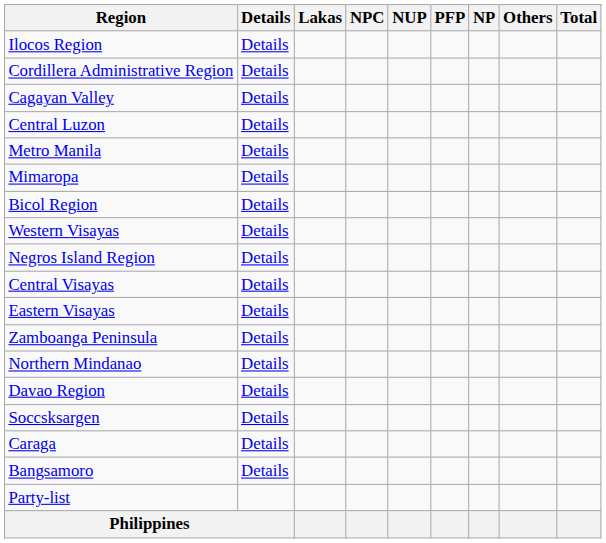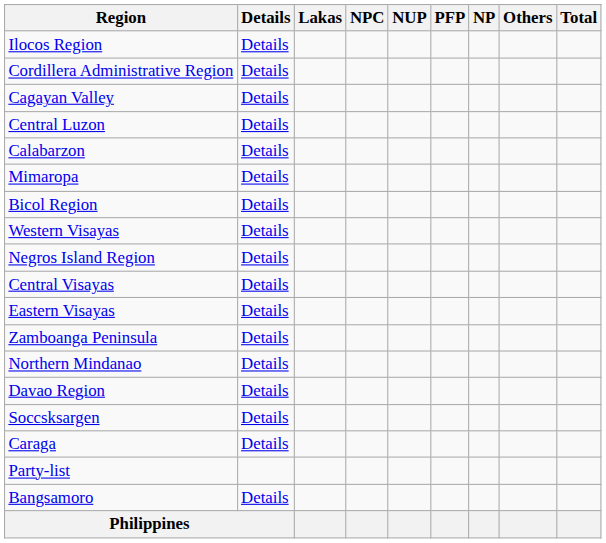- row: (55, 151)
+ row: (47, 151)
rows swapped: (51, 470) <-> (39, 497)
